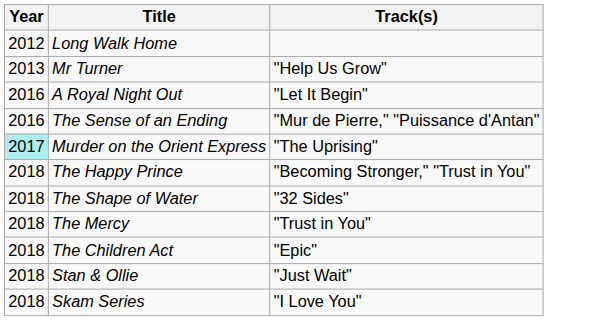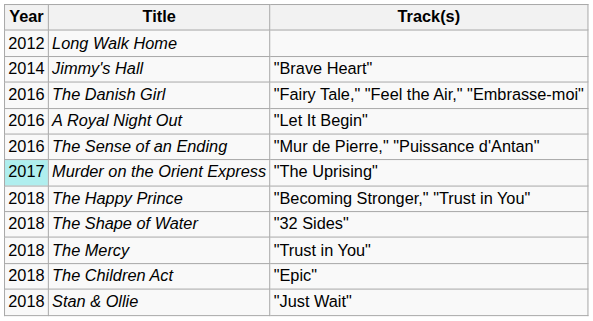- row: (87, 69)
+ row: (98, 69)
+ row: (109, 95)
- row: (98, 302)
